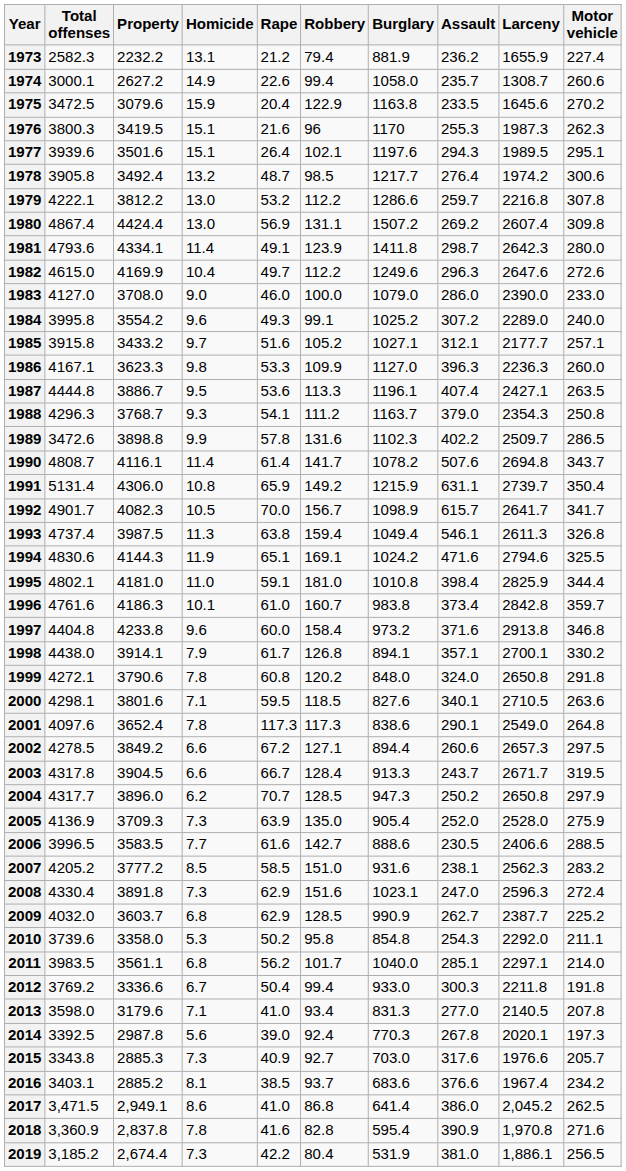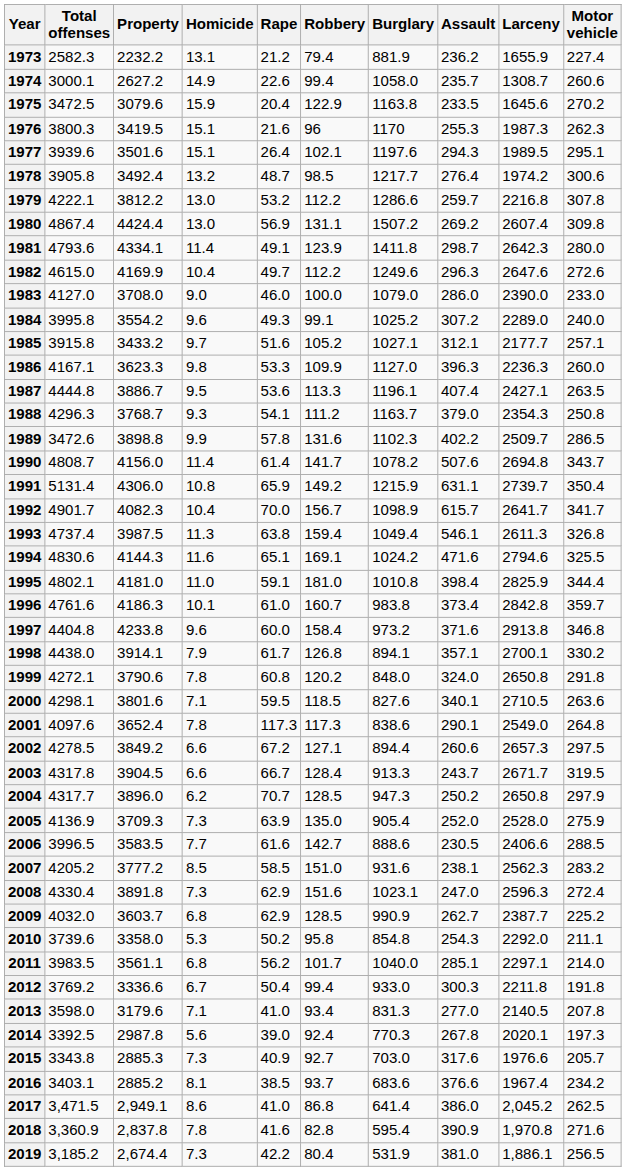(140, 462) 4116.1 -> (140, 462) 4156.0
(201, 510) 10.5 -> (201, 510) 10.4
(200, 558) 11.9 -> (200, 558) 11.6
